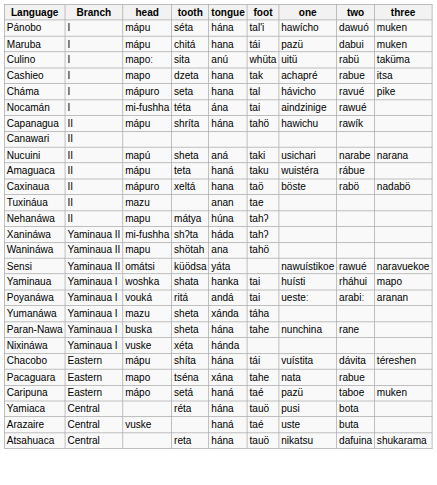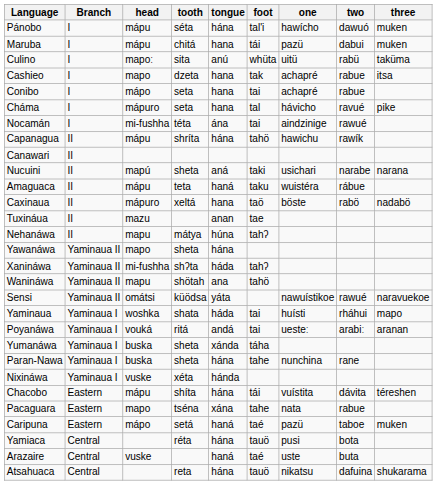+ row: (23, 91)
+ row: (31, 250)
(225, 282) hanka -> (222, 313) háda
(137, 313) mazu -> (139, 345) buska
